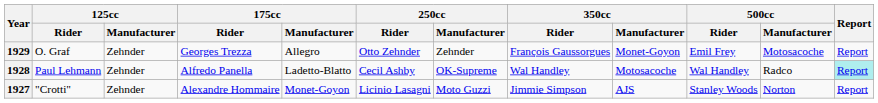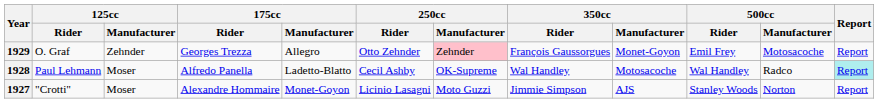(455, 51) no background -> (455, 51) pink background
(125, 70) Zehnder -> (121, 70) Moser
(125, 89) Zehnder -> (121, 89) Moser
